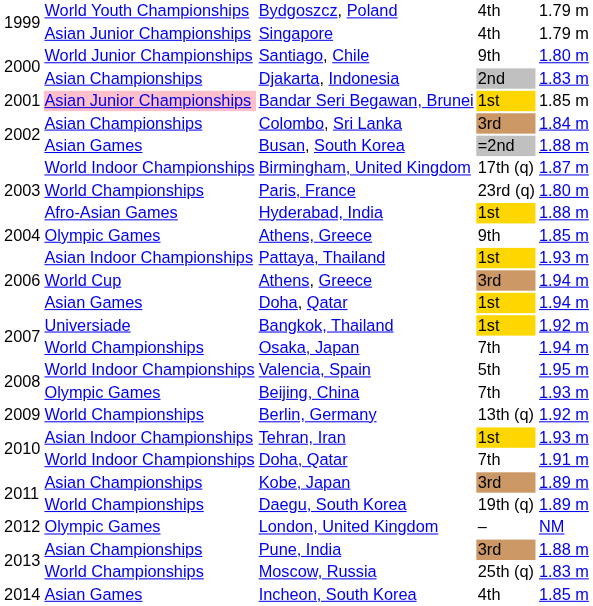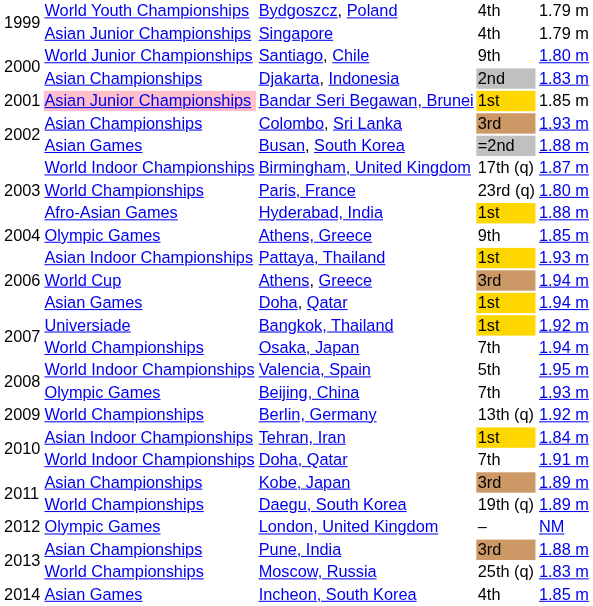(564, 123) 1.84 m -> (564, 123) 1.93 m
(564, 437) 1.93 m -> (564, 437) 1.84 m
